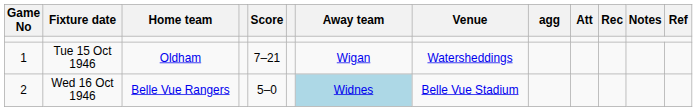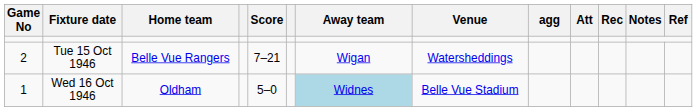(24, 58) 1 -> (24, 58) 2
(180, 58) Oldham -> (180, 58) Belle Vue Rangers
(24, 90) 2 -> (24, 90) 1
(180, 90) Belle Vue Rangers -> (180, 90) Oldham
